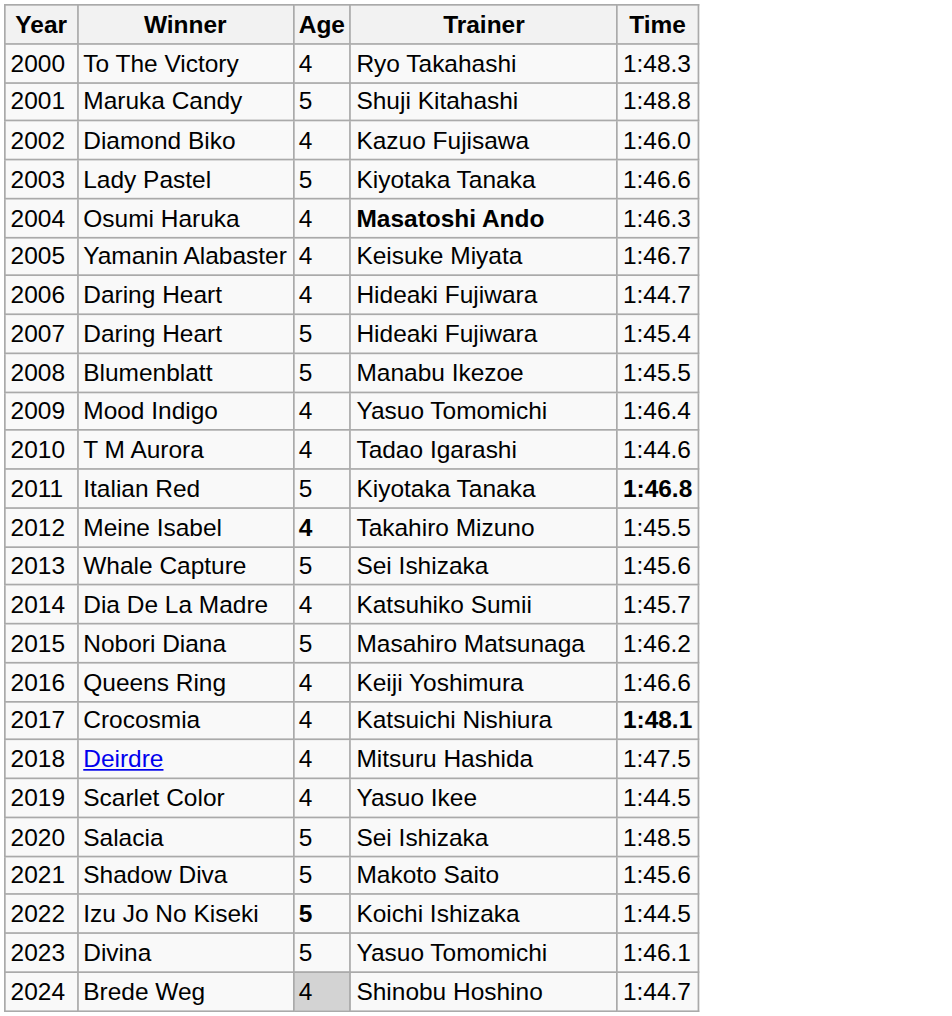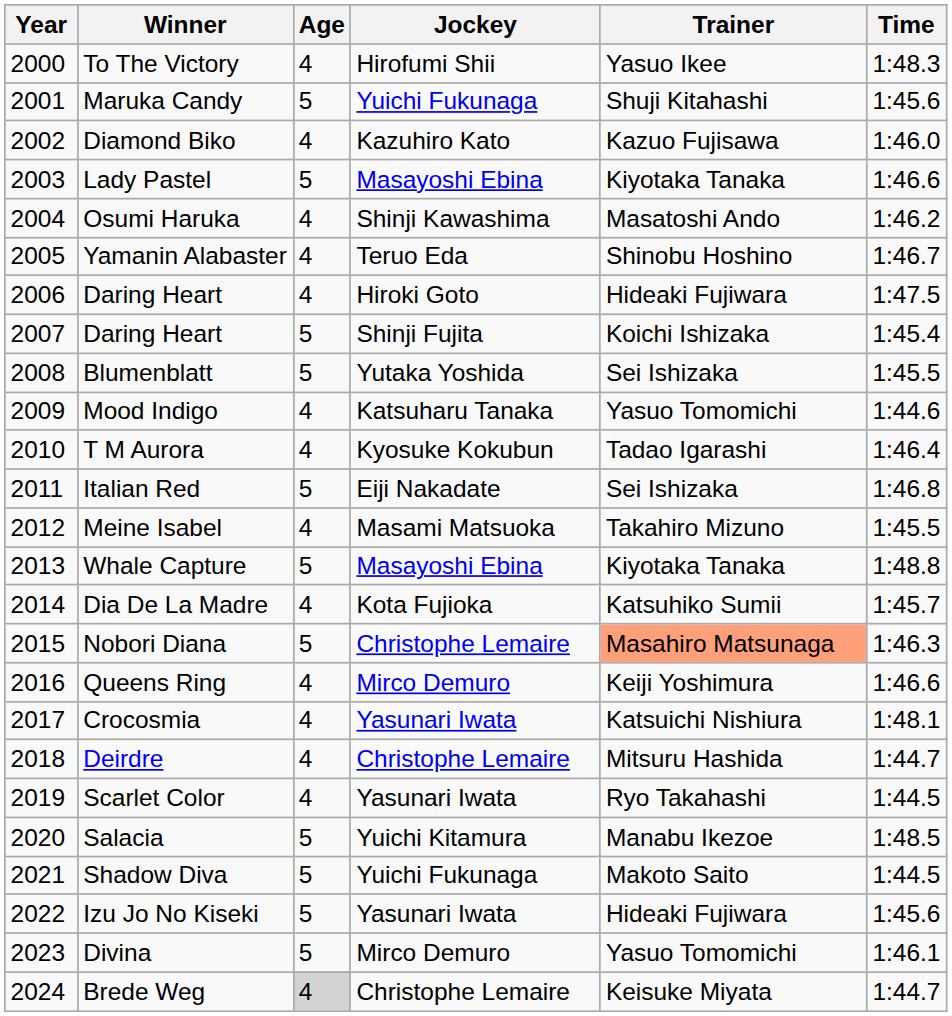+ column: (475, 25)
(436, 63) Ryo Takahashi -> (666, 63) Yasuo Ikee
(657, 102) 1:48.8 -> (906, 102) 1:45.6
(450, 218) bold -> (693, 218) normal
(657, 218) 1:46.3 -> (906, 218) 1:46.2
(439, 257) Keisuke Miyata -> (699, 257) Shinobu Hoshino
(657, 295) 1:44.7 -> (906, 295) 1:47.5
(447, 334) Hideaki Fujiwara -> (688, 334) Koichi Ishizaka
(440, 373) Manabu Ikezoe -> (672, 373) Sei Ishizaka
(657, 411) 1:46.4 -> (906, 411) 1:44.6
(657, 450) 1:44.6 -> (906, 450) 1:46.4
(446, 489) Kiyotaka Tanaka -> (672, 489) Sei Ishizaka
(658, 489) bold -> (906, 489) normal
(306, 527) bold -> (306, 527) normal
(422, 566) Sei Ishizaka -> (695, 566) Kiyotaka Tanaka
(657, 566) 1:45.6 -> (906, 566) 1:48.8
(471, 643) no background -> (720, 643) lightsalmon background
(657, 643) 1:46.2 -> (906, 643) 1:46.3
(658, 721) bold -> (906, 721) normal
(657, 759) 1:47.5 -> (906, 759) 1:44.7
(417, 798) Yasuo Ikee -> (686, 798) Ryo Takahashi
(422, 837) Sei Ishizaka -> (690, 837) Manabu Ikezoe
(657, 875) 1:45.6 -> (906, 875) 1:44.5
(306, 914) bold -> (306, 914) normal
(438, 914) Koichi Ishizaka -> (696, 914) Hideaki Fujiwara
(657, 914) 1:44.5 -> (906, 914) 1:45.6
(450, 991) Shinobu Hoshino -> (689, 991) Keisuke Miyata
